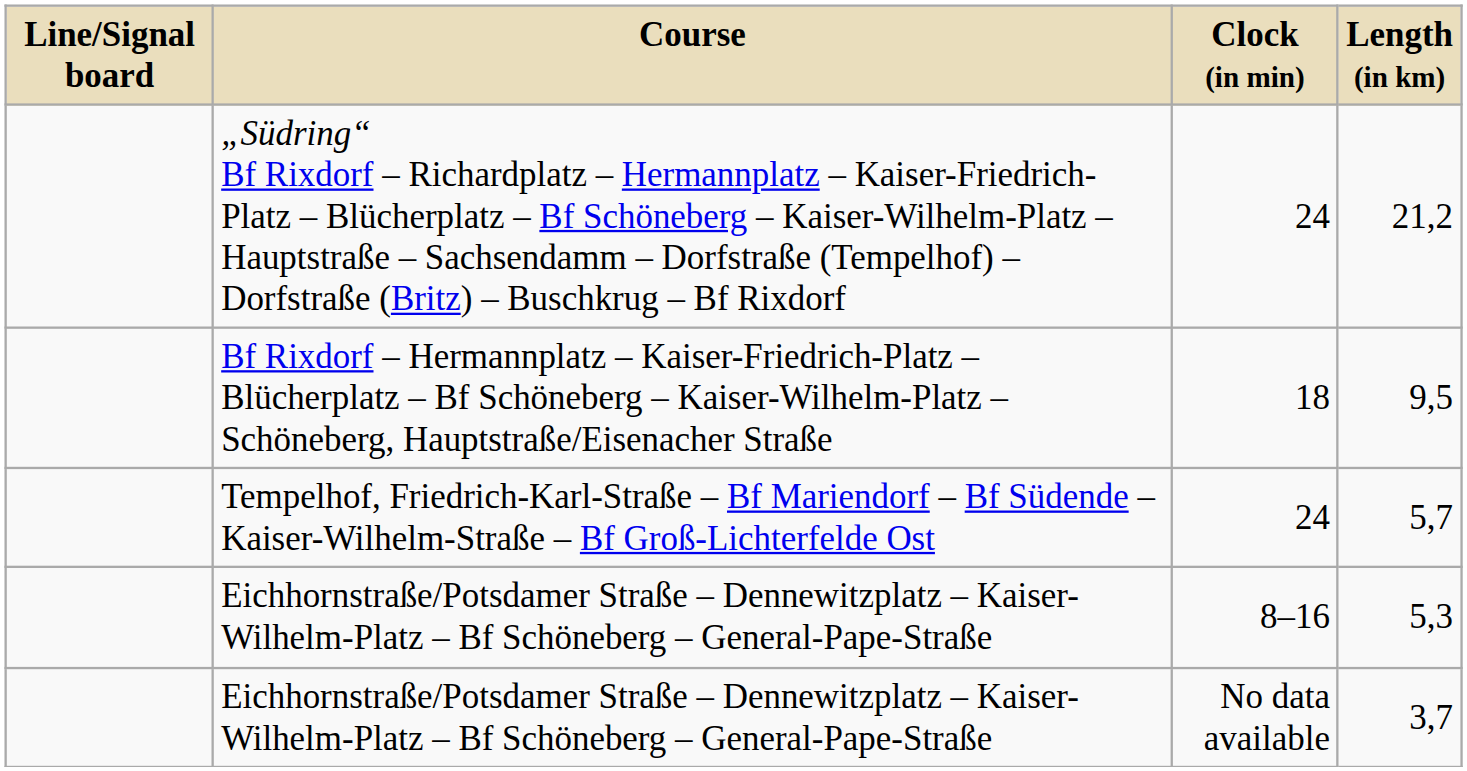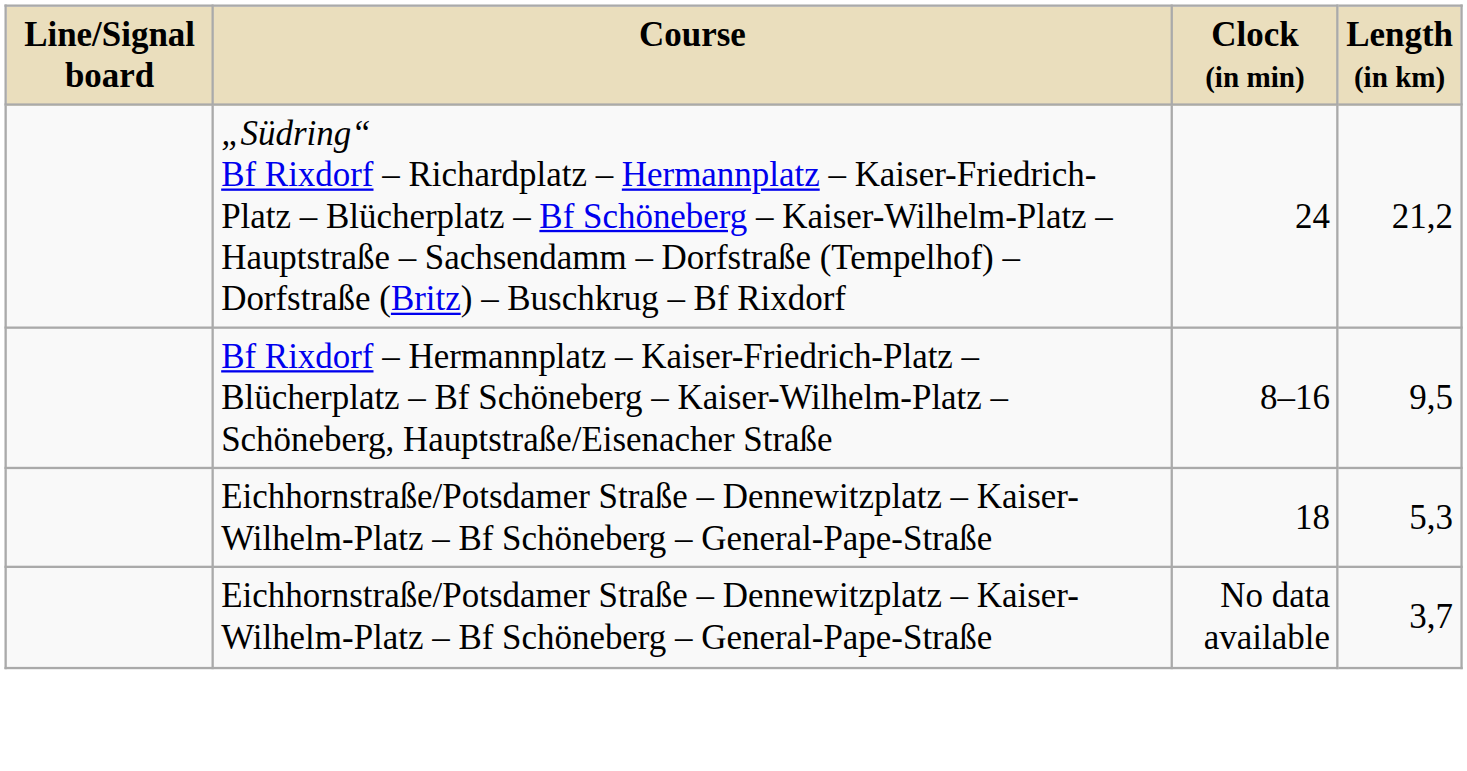(1312, 397) 18 -> (1295, 397) 8–16
- row: (1431, 517)
(1295, 616) 8–16 -> (1312, 517) 18
